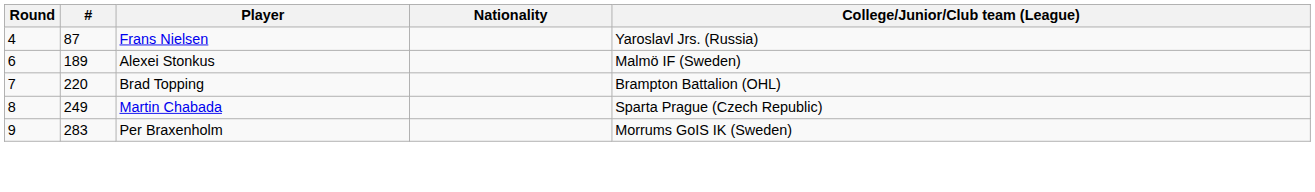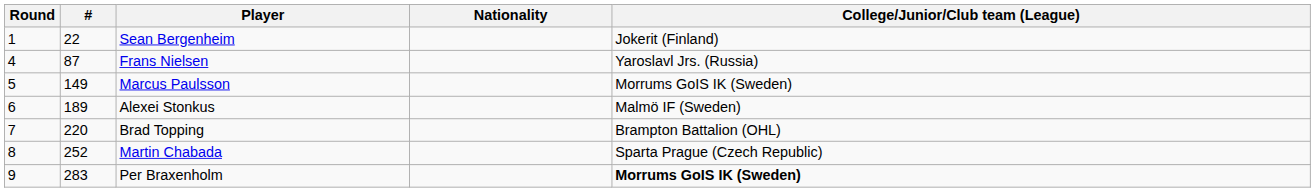+ row: (177, 38)
+ row: (175, 84)
(76, 107) 249 -> (76, 152) 252
(704, 130) normal -> (708, 175) bold
